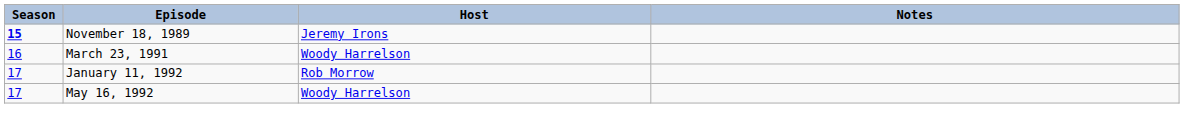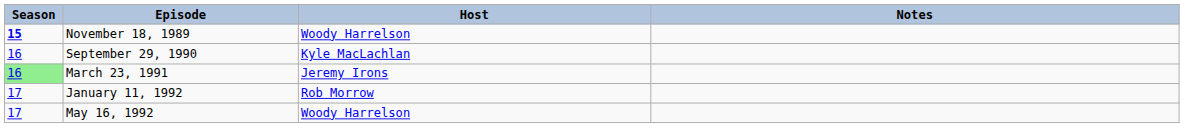(345, 34) Jeremy Irons -> (356, 34) Woody Harrelson
+ row: (132, 54)
(15, 54) no background -> (15, 73) lightgreen background
(356, 54) Woody Harrelson -> (345, 73) Jeremy Irons
